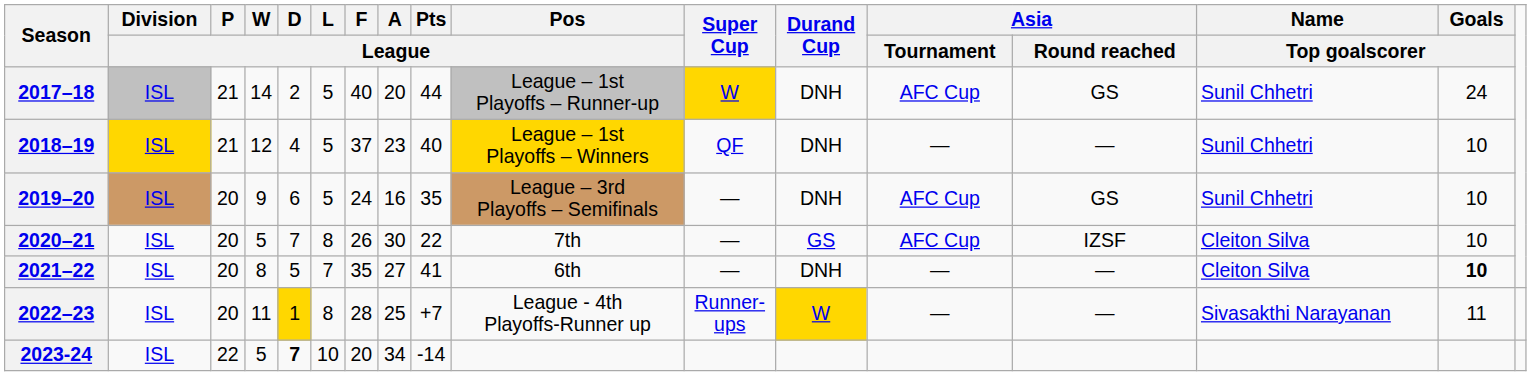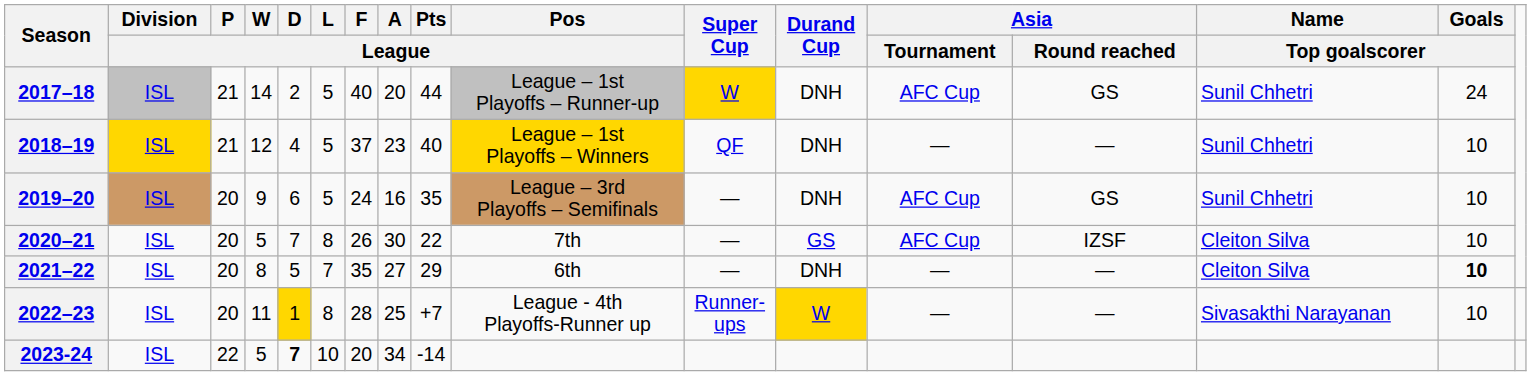(431, 271) 41 -> (431, 271) 29
(1477, 313) 11 -> (1477, 313) 10
